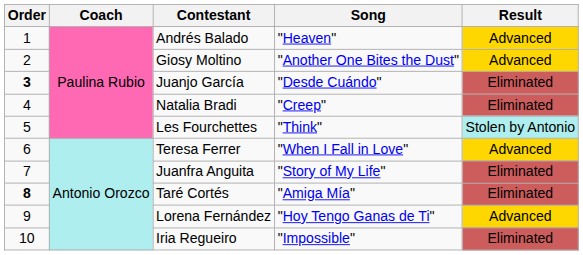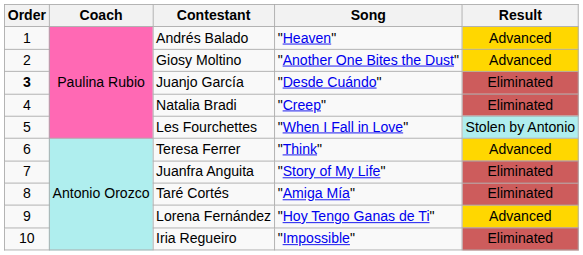(300, 127) "Think" -> (343, 127) "When I Fall in Love"
(343, 149) "When I Fall in Love" -> (300, 149) "Think"
(27, 194) bold -> (27, 194) normal
